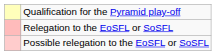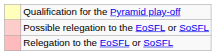rows swapped: (116, 43) <-> (98, 27)
